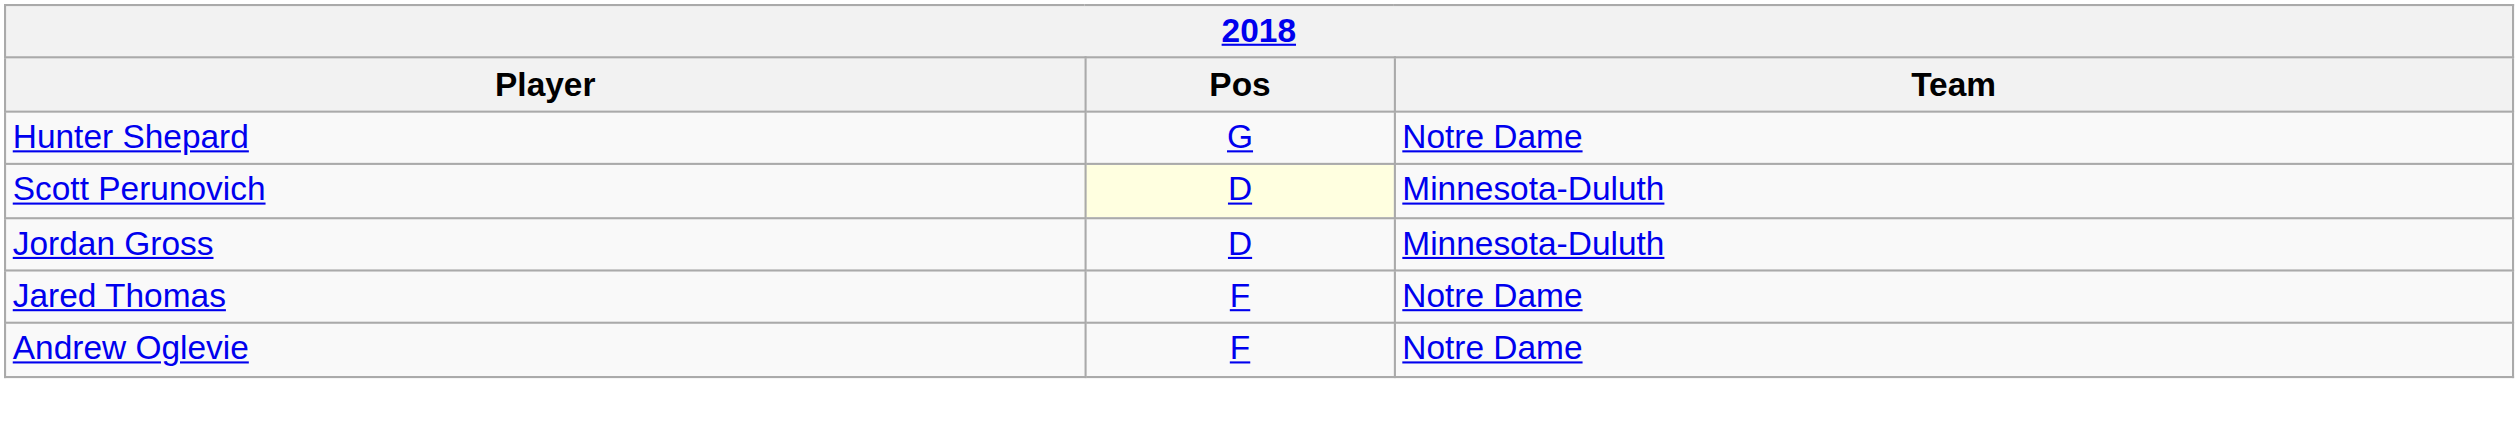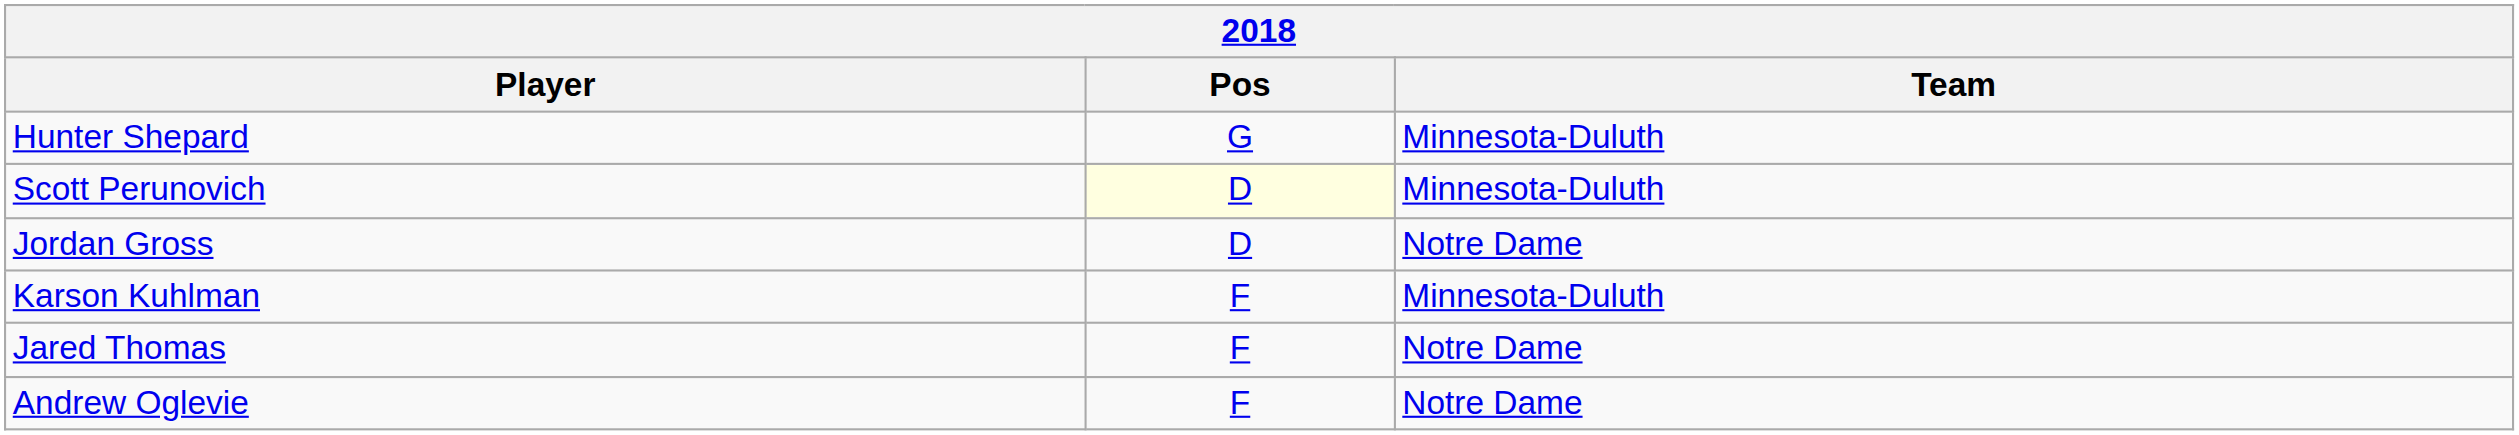(1492, 137) Notre Dame -> (1533, 137) Minnesota-Duluth
(1533, 243) Minnesota-Duluth -> (1492, 243) Notre Dame
+ row: (136, 296)
